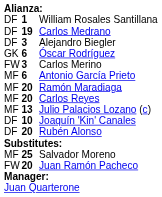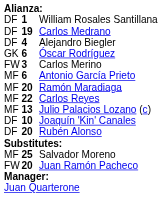(24, 42) 3 -> (24, 42) 4
(27, 98) 20 -> (27, 98) 22
